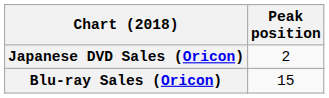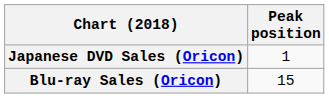(286, 57) 2 -> (286, 57) 1
